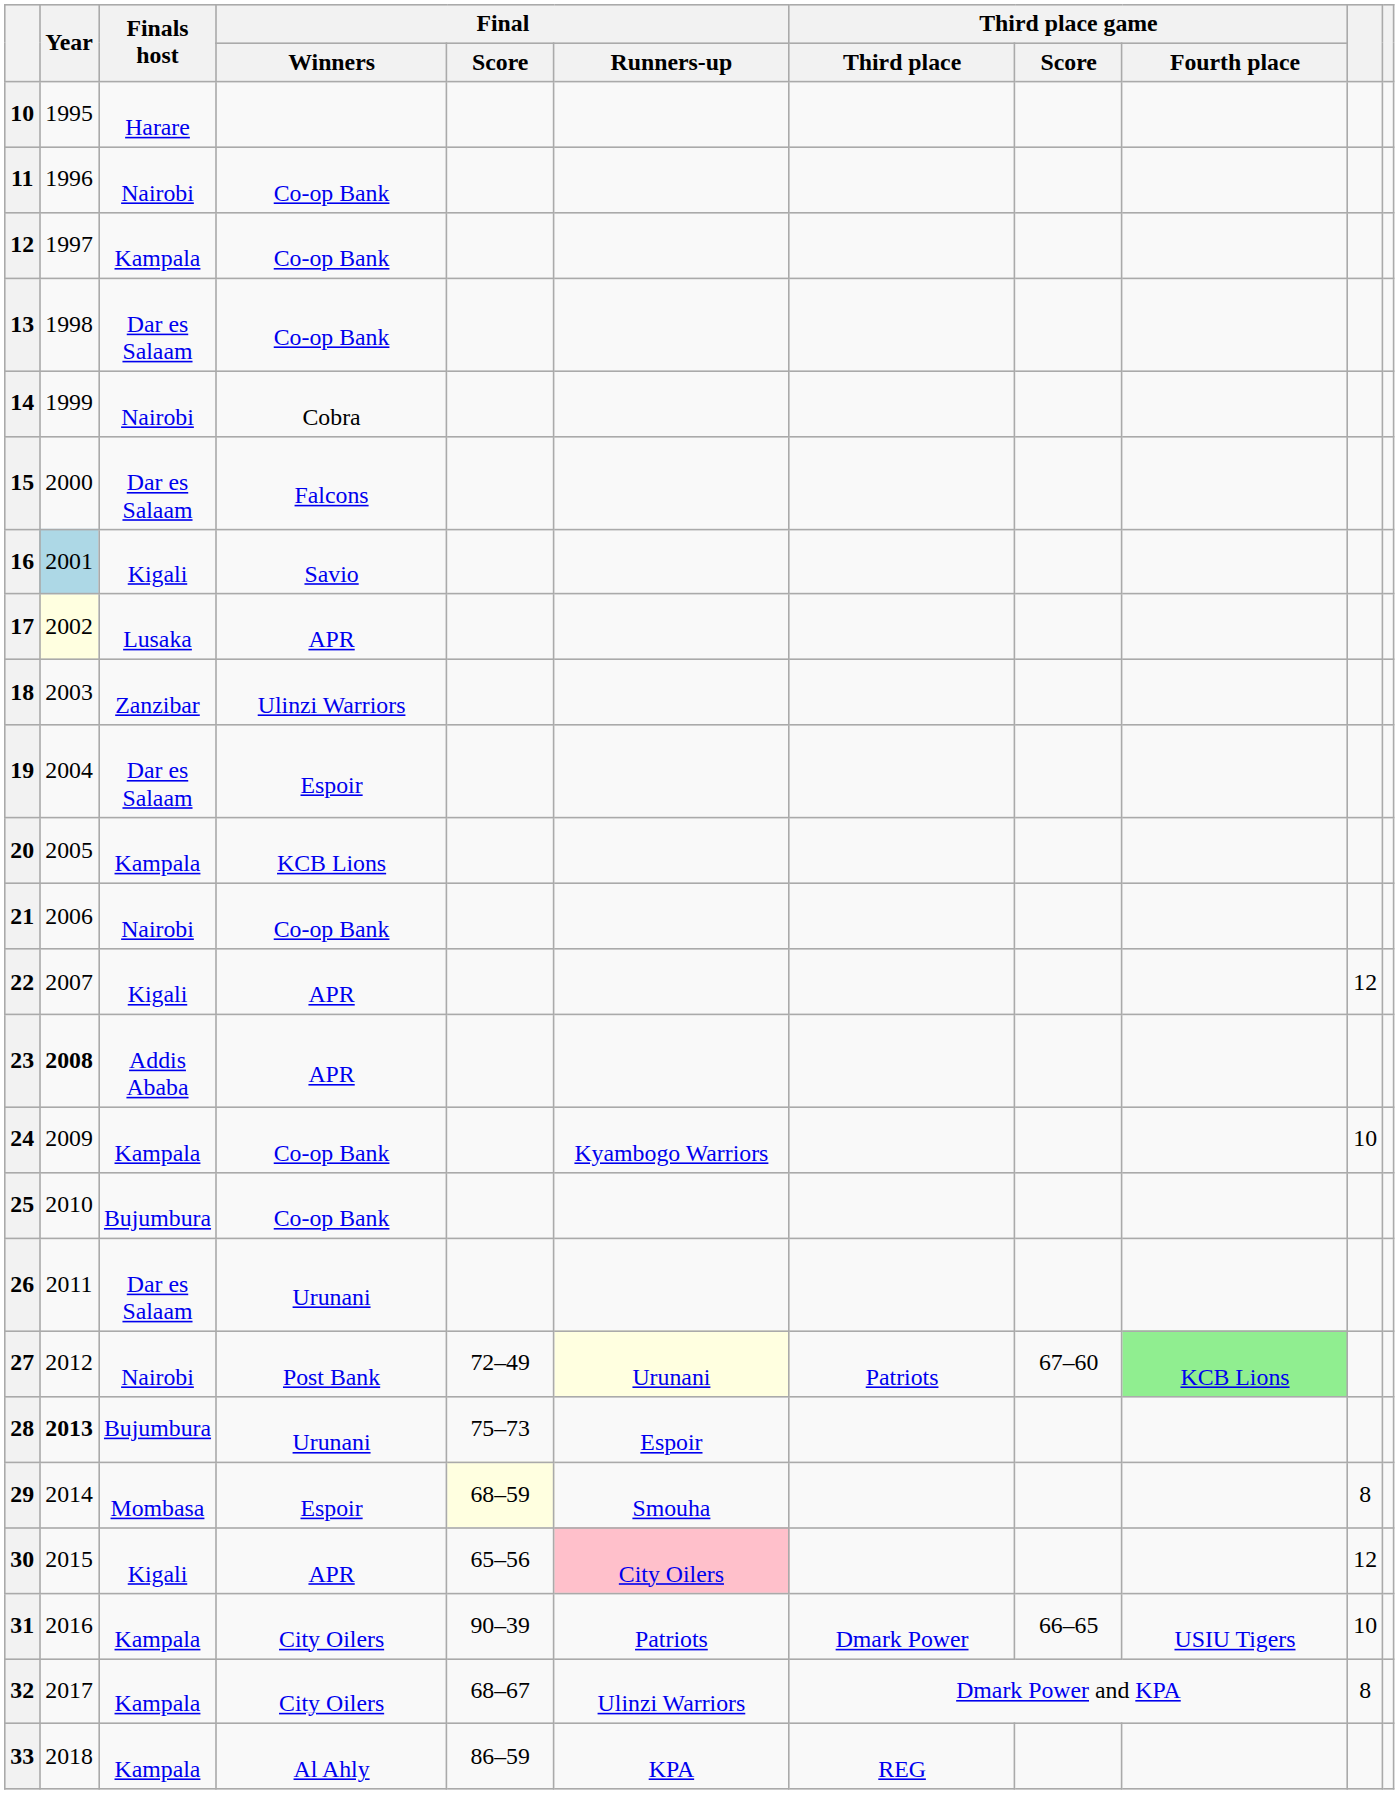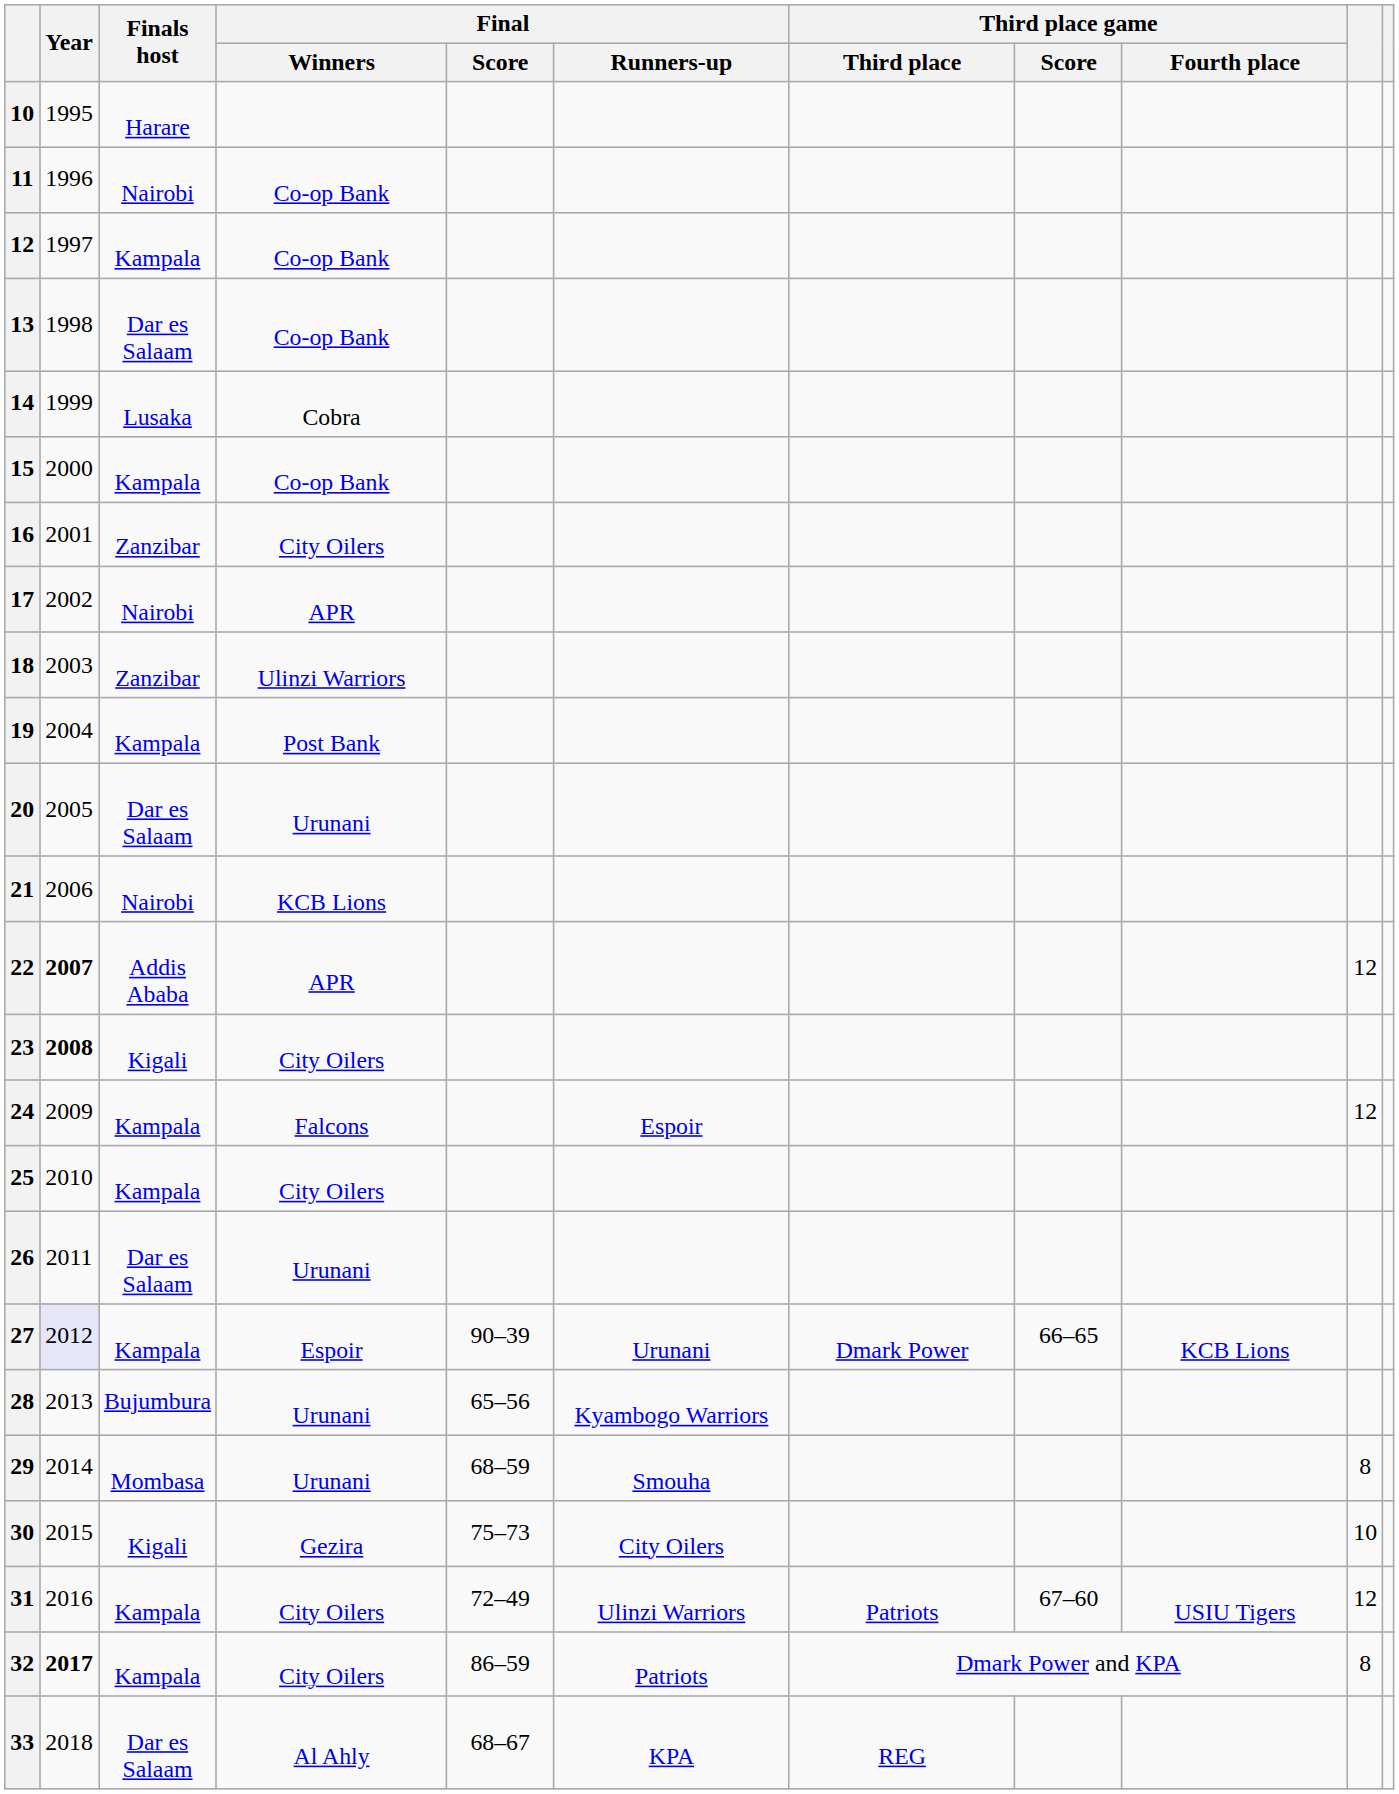(157, 416) Nairobi -> (158, 416) Lusaka
(157, 495) Dar es Salaam -> (157, 482) Kampala
(332, 495) Falcons -> (332, 482) Co-op Bank
(69, 561) lightblue background -> (69, 533) no background
(158, 574) Kigali -> (157, 547) Zanzibar
(332, 574) Savio -> (332, 547) City Oilers
(69, 626) lightyellow background -> (69, 599) no background
(158, 640) Lusaka -> (157, 613) Nairobi
(157, 784) Dar es Salaam -> (157, 744) Kampala
(332, 784) Espoir -> (332, 744) Post Bank
(157, 863) Kampala -> (157, 823) Dar es Salaam
(332, 863) KCB Lions -> (332, 823) Urunani
(332, 929) Co-op Bank -> (332, 902) KCB Lions
(69, 981) normal -> (69, 967) bold
(158, 994) Kigali -> (157, 981) Addis Ababa
(157, 1074) Addis Ababa -> (158, 1060) Kigali
(332, 1074) APR -> (332, 1060) City Oilers
(332, 1153) Co-op Bank -> (332, 1125) Falcons
(671, 1153) Kyambogo Warriors -> (671, 1125) Espoir
(1365, 1139) 10 -> (1365, 1112) 12
(158, 1218) Bujumbura -> (157, 1191) Kampala
(332, 1218) Co-op Bank -> (332, 1191) City Oilers
(69, 1363) no background -> (69, 1336) lavender background
(157, 1376) Nairobi -> (157, 1349) Kampala
(332, 1376) Post Bank -> (332, 1349) Espoir
(500, 1363) 72–49 -> (500, 1336) 90–39
(671, 1376) lightyellow background -> (671, 1349) no background
(902, 1376) Patriots -> (902, 1349) Dmark Power
(1069, 1363) 67–60 -> (1069, 1336) 66–65
(1235, 1376) lightgreen background -> (1235, 1349) no background
(69, 1428) bold -> (69, 1401) normal
(500, 1428) 75–73 -> (500, 1401) 65–56
(671, 1442) Espoir -> (671, 1415) Kyambogo Warriors
(332, 1507) Espoir -> (332, 1480) Urunani
(500, 1494) lightyellow background -> (500, 1467) no background
(332, 1573) APR -> (332, 1546) Gezira
(500, 1559) 65–56 -> (500, 1532) 75–73
(671, 1573) pink background -> (671, 1546) no background
(1365, 1559) 12 -> (1365, 1532) 10
(500, 1625) 90–39 -> (500, 1598) 72–49
(671, 1638) Patriots -> (671, 1611) Ulinzi Warriors
(902, 1638) Dmark Power -> (902, 1611) Patriots
(1069, 1625) 66–65 -> (1069, 1598) 67–60
(1365, 1625) 10 -> (1365, 1598) 12
(69, 1690) normal -> (69, 1663) bold
(500, 1690) 68–67 -> (500, 1663) 86–59
(671, 1704) Ulinzi Warriors -> (671, 1677) Patriots
(157, 1769) Kampala -> (157, 1756) Dar es Salaam
(500, 1756) 86–59 -> (500, 1742) 68–67
